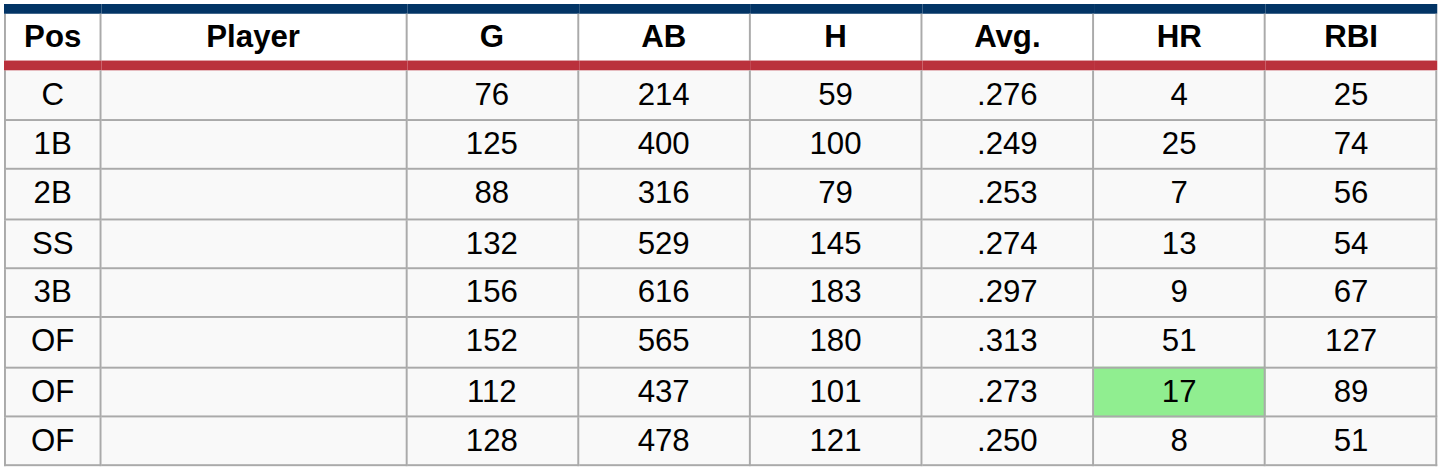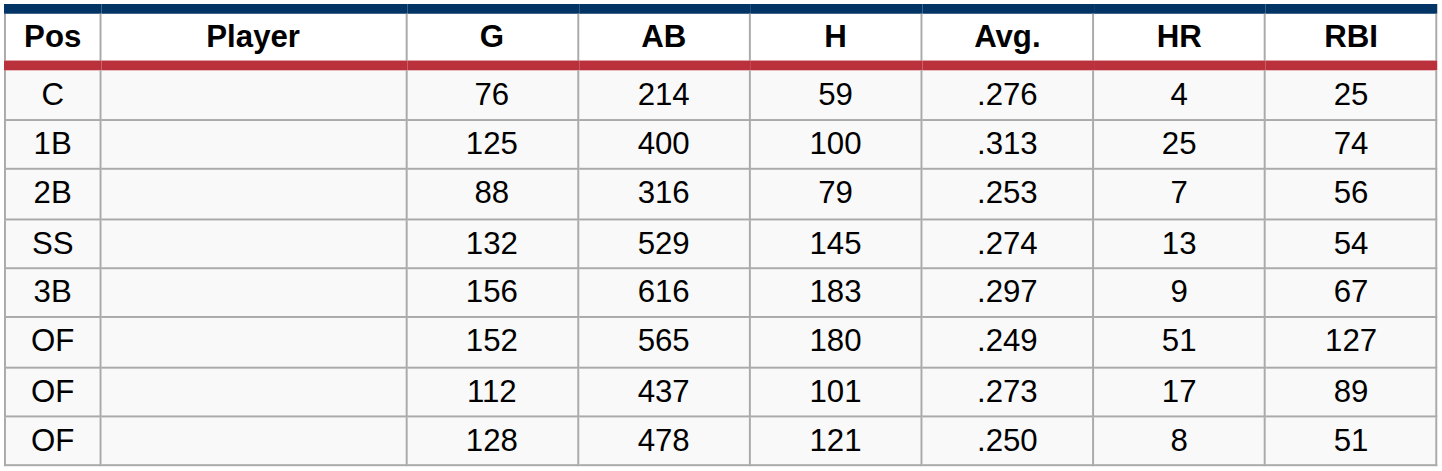(1007, 143) .249 -> (1007, 143) .313
(1007, 341) .313 -> (1007, 341) .249
(1179, 391) lightgreen background -> (1179, 391) no background
